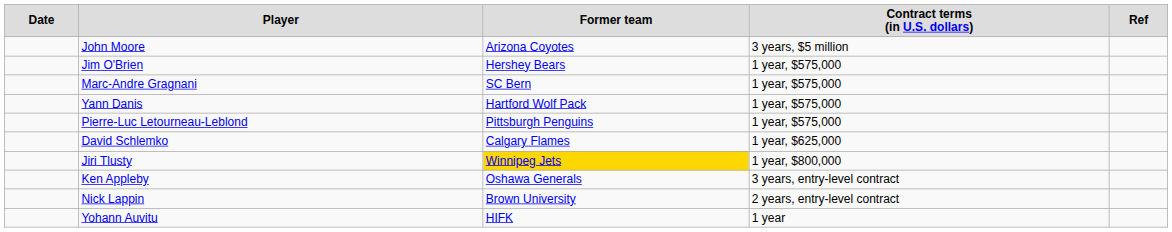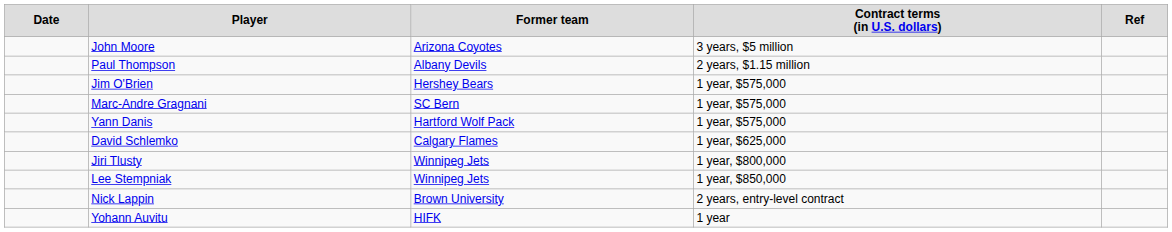+ row: (133, 65)
- row: (165, 122)
(523, 160) gold background -> (451, 160) no background
+ row: (131, 179)
- row: (115, 179)
